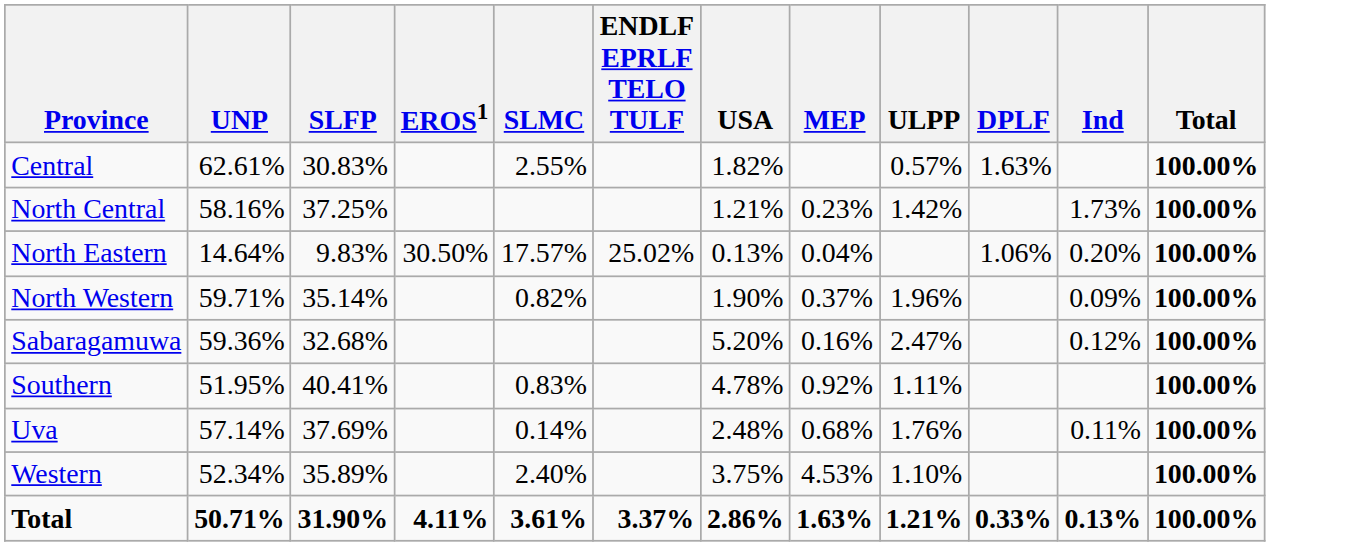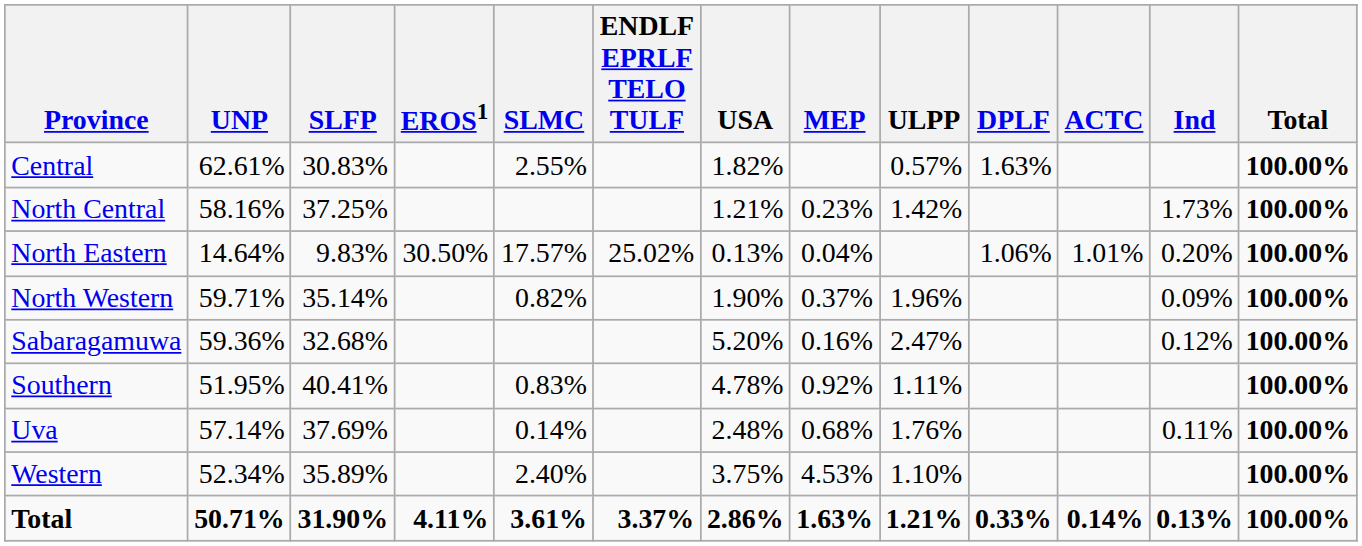+ column: (1104, 120)
